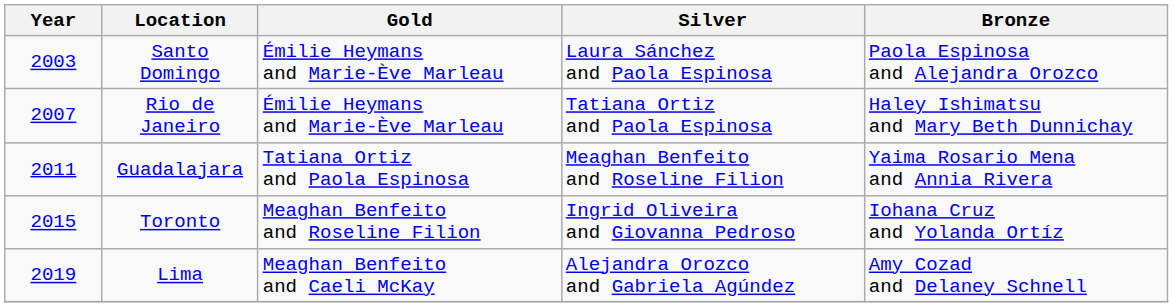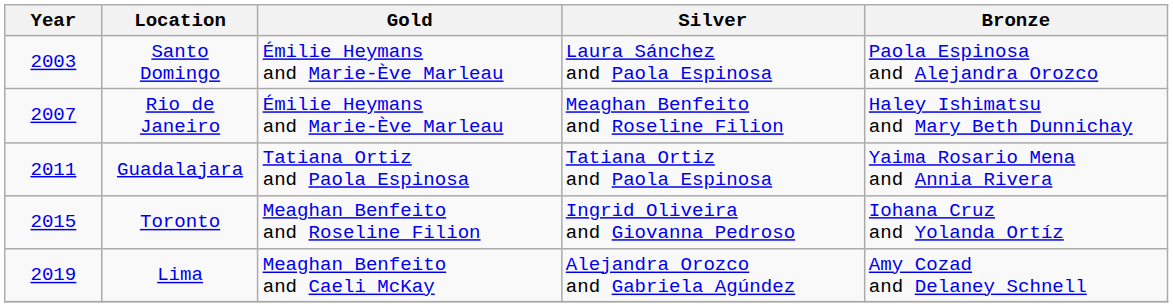(669, 116) Tatiana Ortiz and Paola Espinosa -> (675, 116) Meaghan Benfeito and Roseline Filion
(675, 169) Meaghan Benfeito and Roseline Filion -> (669, 169) Tatiana Ortiz and Paola Espinosa
